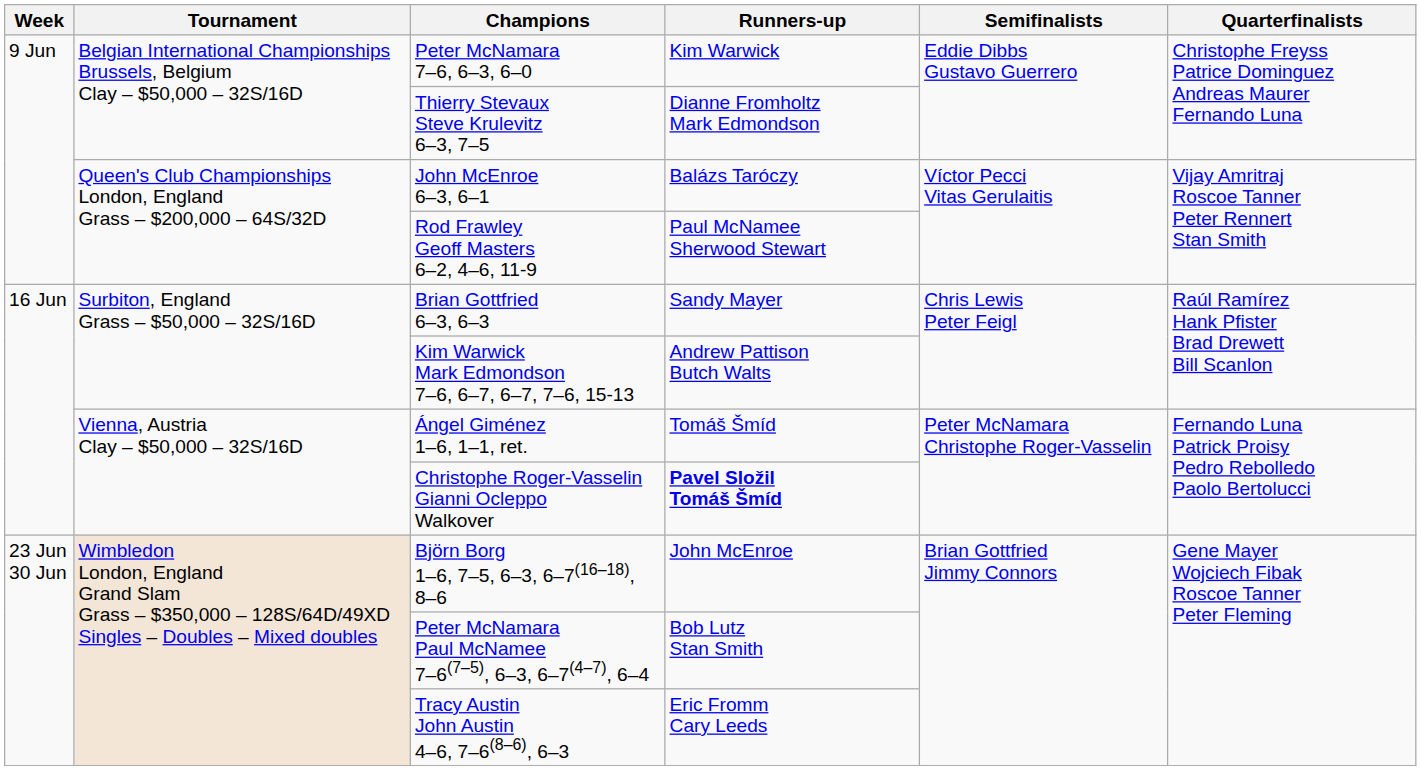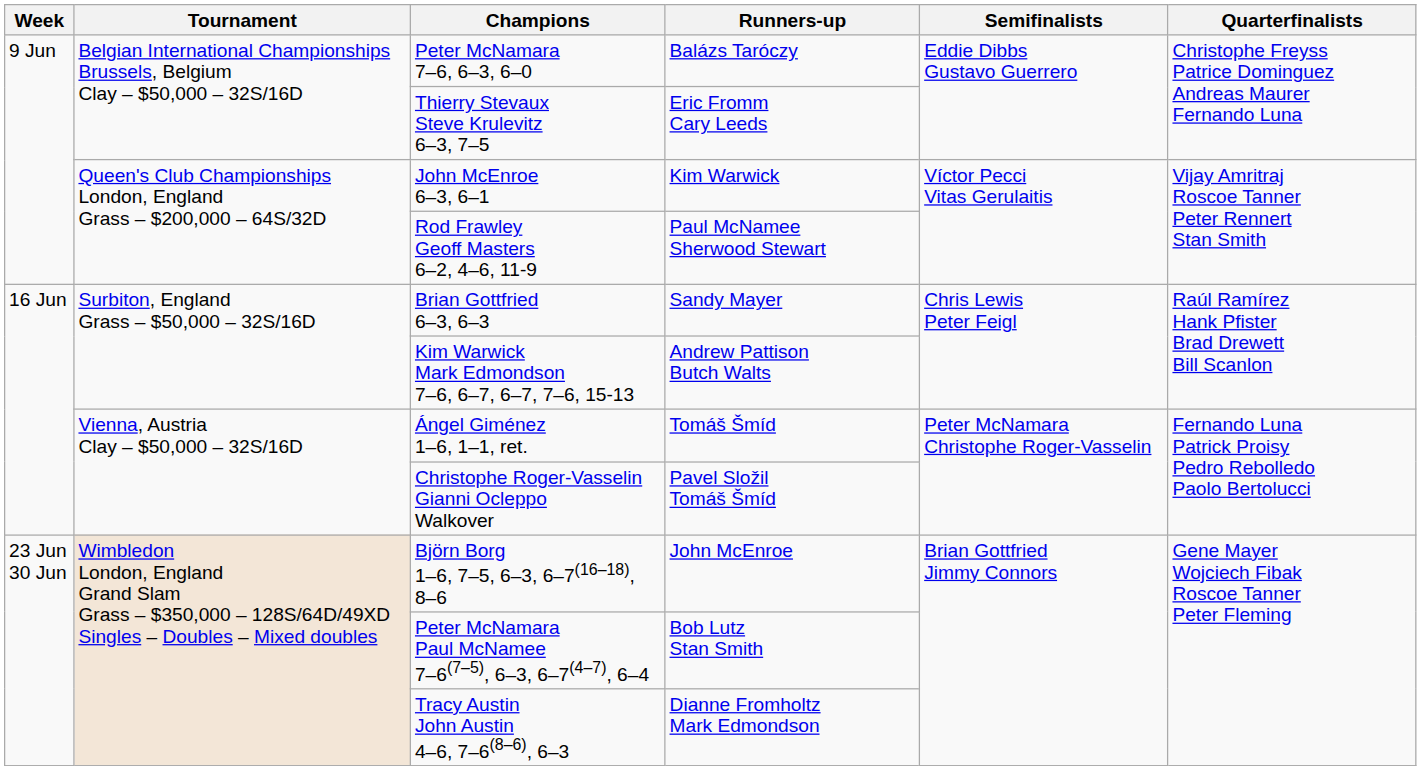(724, 50) Kim Warwick -> (734, 50) Balázs Taróczy
(745, 113) Dianne Fromholtz Mark Edmondson -> (719, 113) Eric Fromm Cary Leeds
(734, 175) Balázs Taróczy -> (724, 175) Kim Warwick
(726, 487) bold -> (723, 487) normal
(719, 715) Eric Fromm Cary Leeds -> (745, 715) Dianne Fromholtz Mark Edmondson
